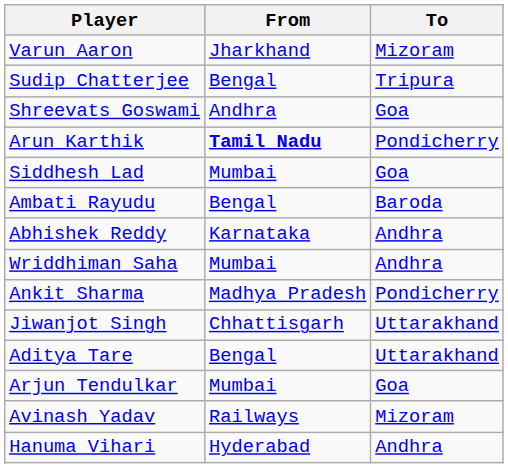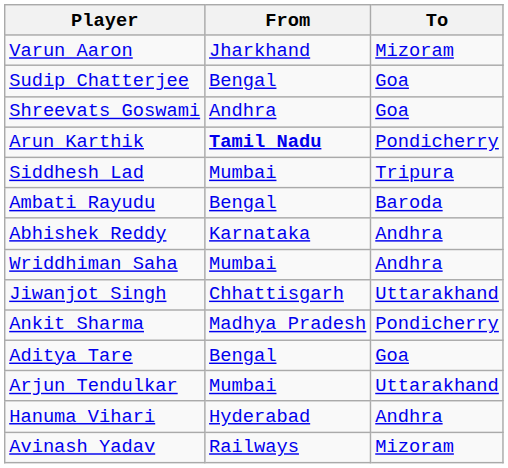(415, 81) Tripura -> (392, 81) Goa
(392, 173) Goa -> (415, 173) Tripura
rows swapped: (77, 295) <-> (88, 325)
(437, 356) Uttarakhand -> (392, 356) Goa
(392, 386) Goa -> (437, 386) Uttarakhand
rows swapped: (82, 447) <-> (82, 417)
